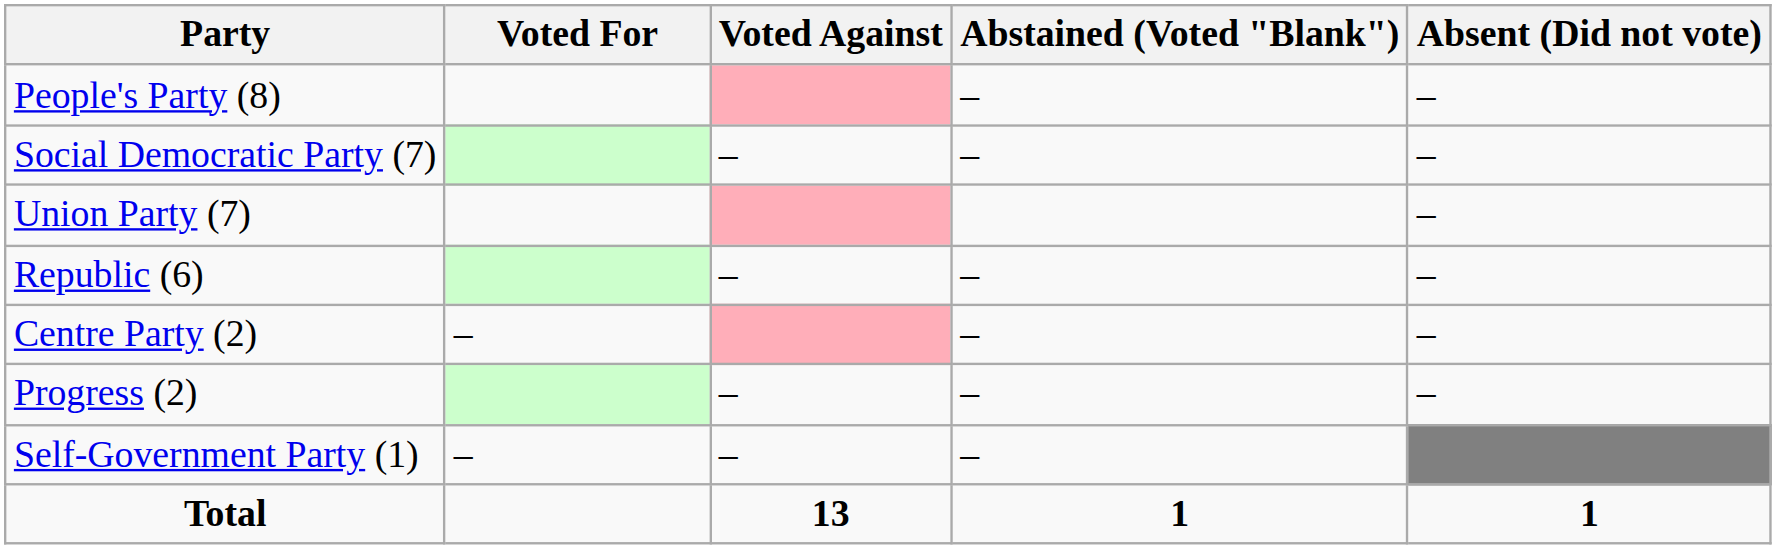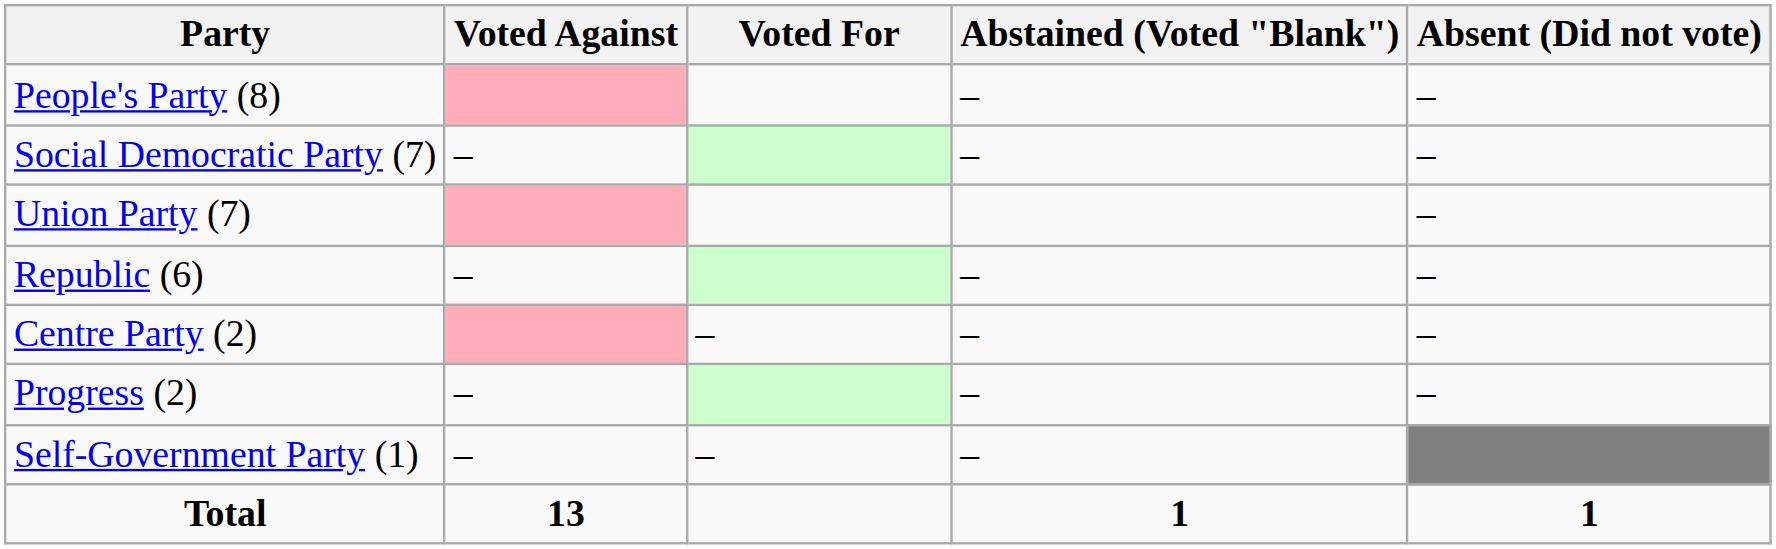columns swapped: (578, 34) <-> (831, 34)
